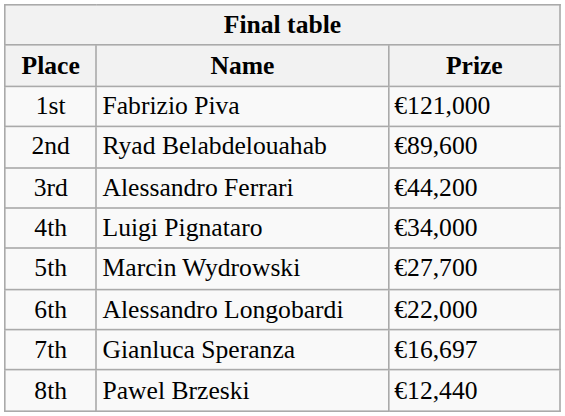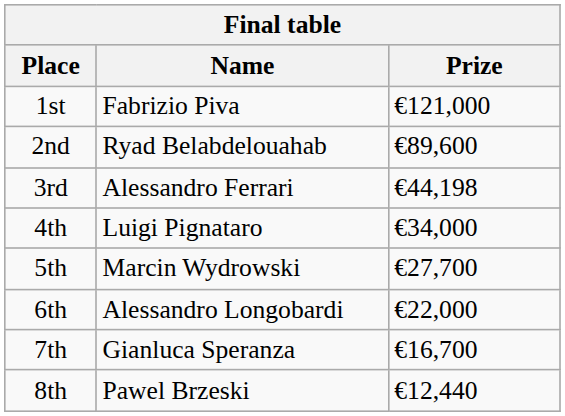(436, 187) €44,200 -> (436, 187) €44,198
(436, 349) €16,697 -> (436, 349) €16,700
